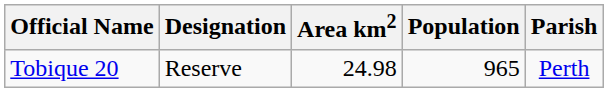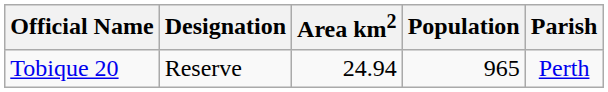(370, 68) 24.98 -> (370, 68) 24.94
